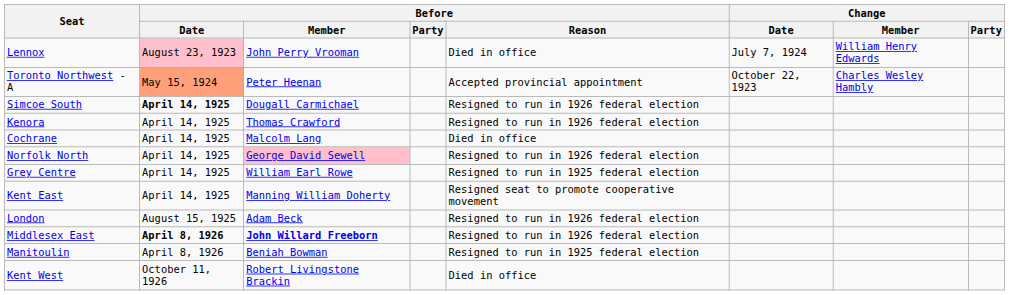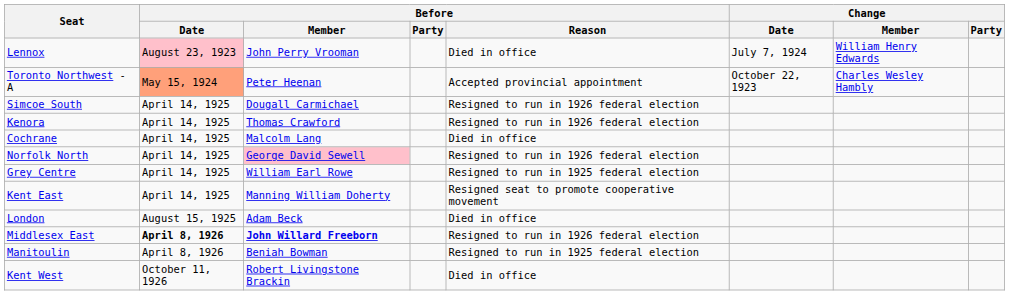(186, 105) bold -> (186, 105) normal
(574, 218) Resigned to run in 1926 federal election -> (492, 218) Died in office
